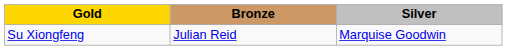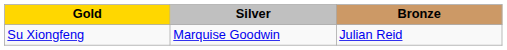columns swapped: (419, 14) <-> (253, 14)
